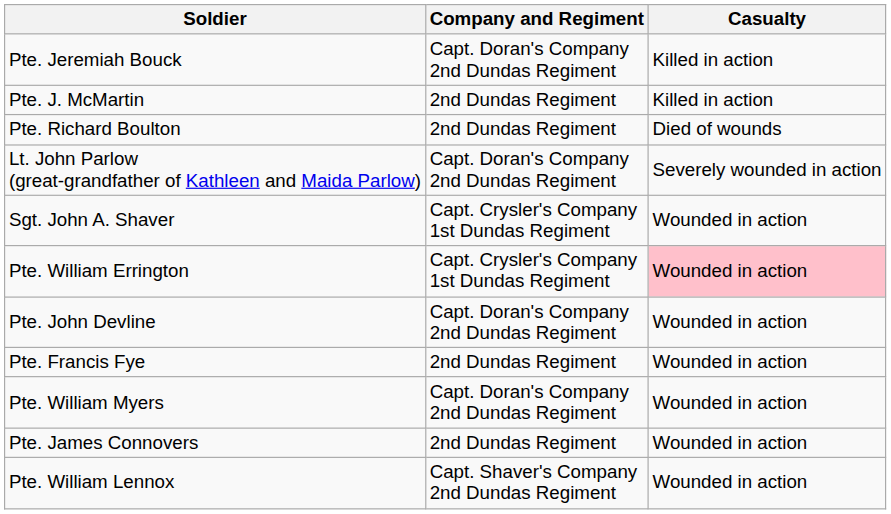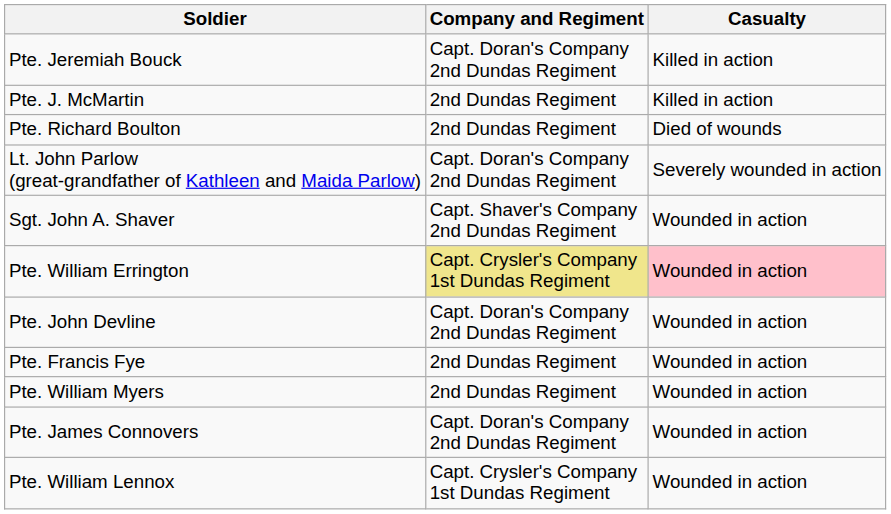(533, 220) Capt. Crysler's Company 1st Dundas Regiment -> (533, 220) Capt. Shaver's Company 2nd Dundas Regiment
(533, 271) no background -> (533, 271) khaki background
(529, 402) Capt. Doran's Company 2nd Dundas Regiment -> (523, 391) 2nd Dundas Regiment
(523, 442) 2nd Dundas Regiment -> (529, 432) Capt. Doran's Company 2nd Dundas Regiment
(533, 482) Capt. Shaver's Company 2nd Dundas Regiment -> (533, 482) Capt. Crysler's Company 1st Dundas Regiment
